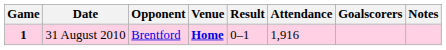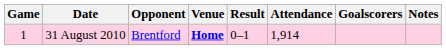(23, 34) bold -> (23, 34) normal
(285, 34) 1,916 -> (285, 34) 1,914
